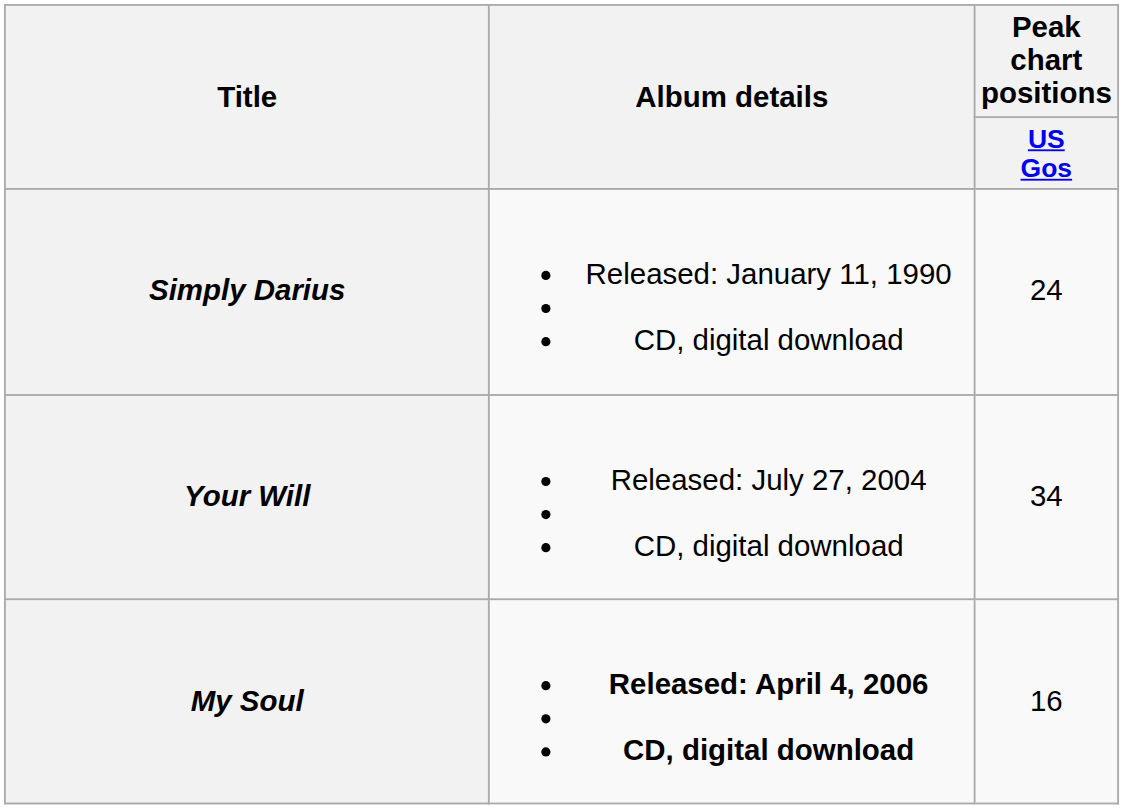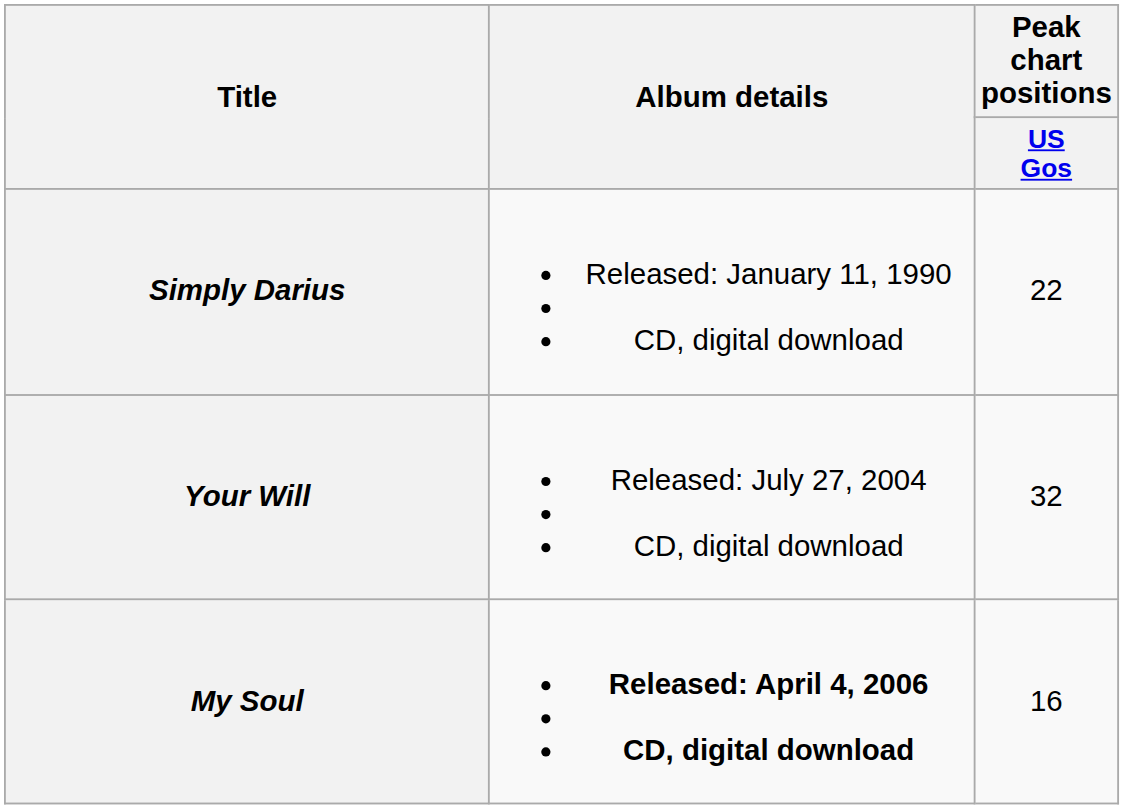(1046, 291) 24 -> (1046, 291) 22
(1046, 496) 34 -> (1046, 496) 32
